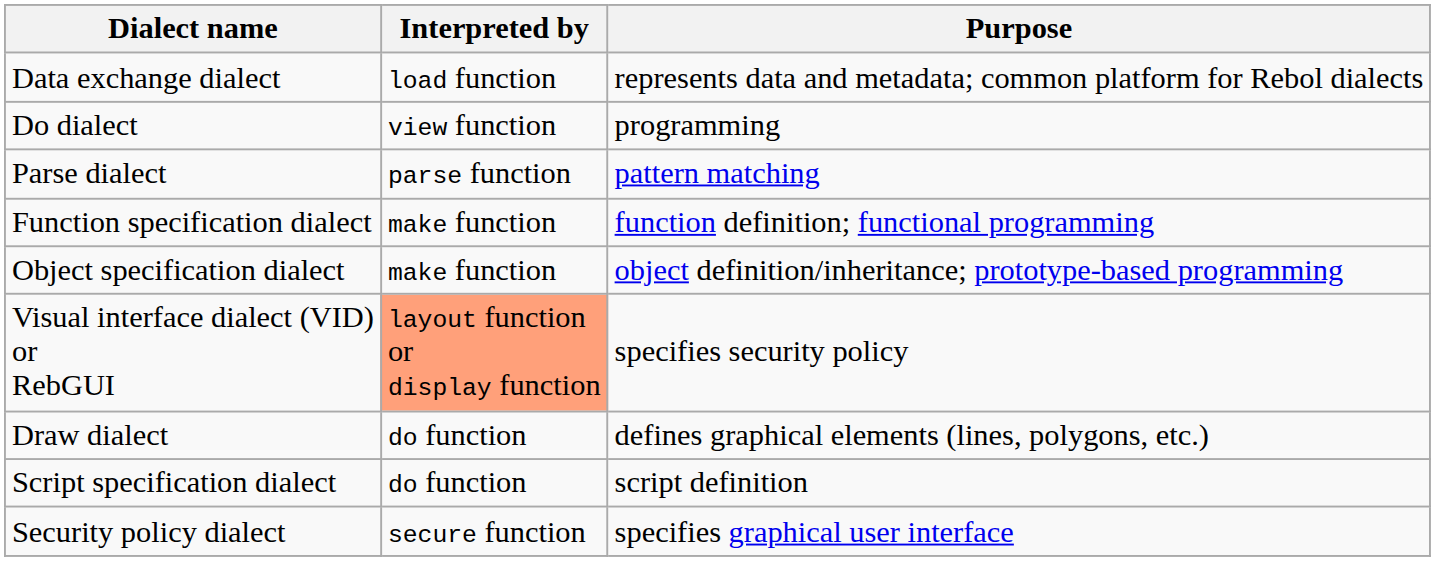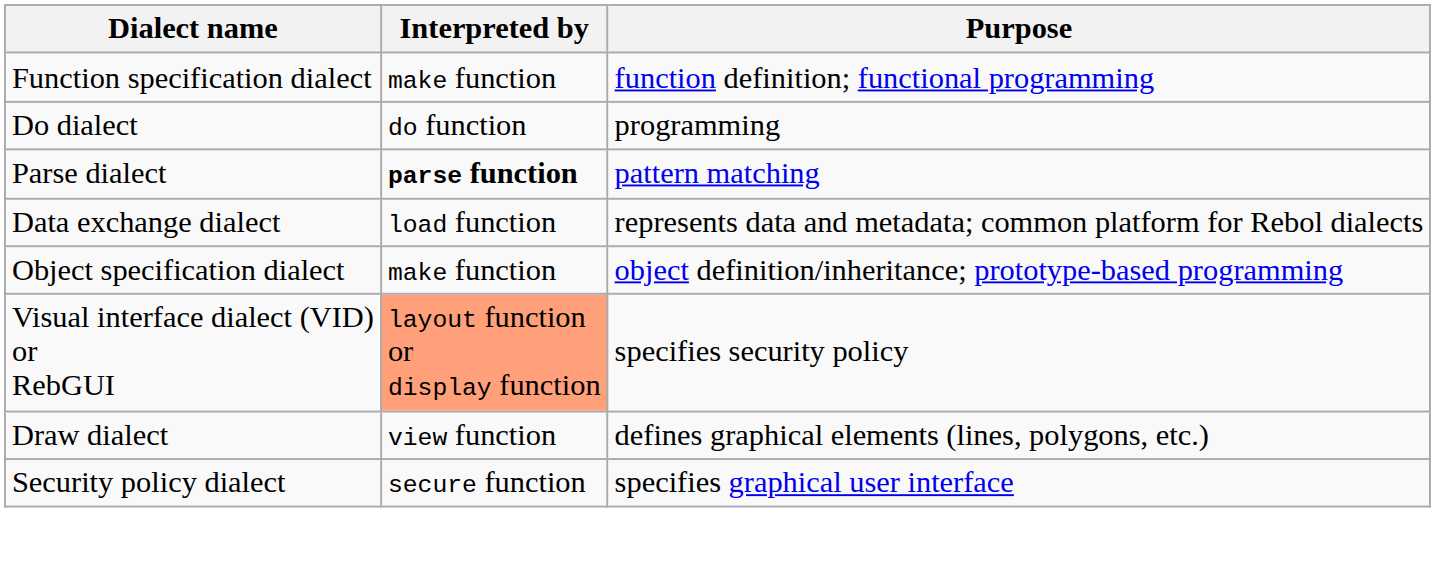rows swapped: (146, 76) <-> (192, 221)
(472, 125) view function -> (457, 125) do function
(479, 174) normal -> (483, 174) bold
(457, 435) do function -> (472, 435) view function
- row: (174, 482)
